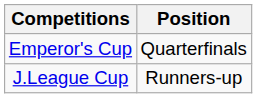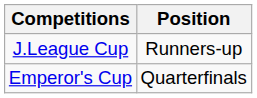rows swapped: (70, 48) <-> (70, 78)
